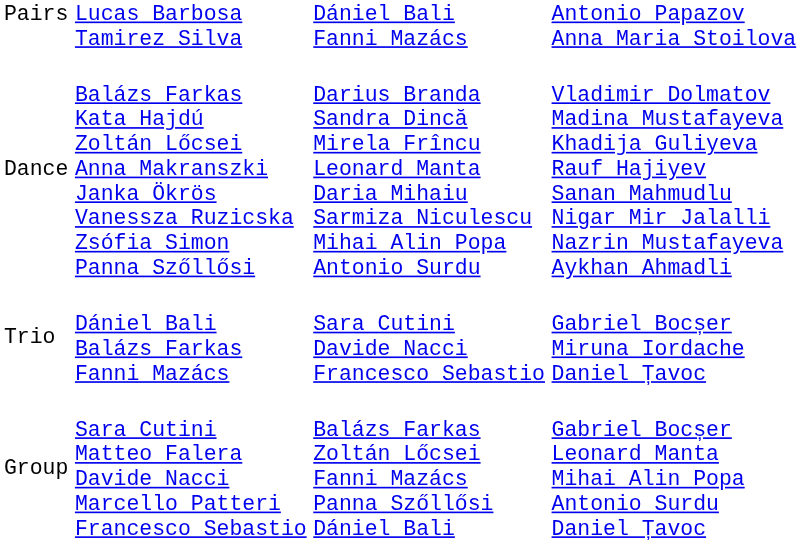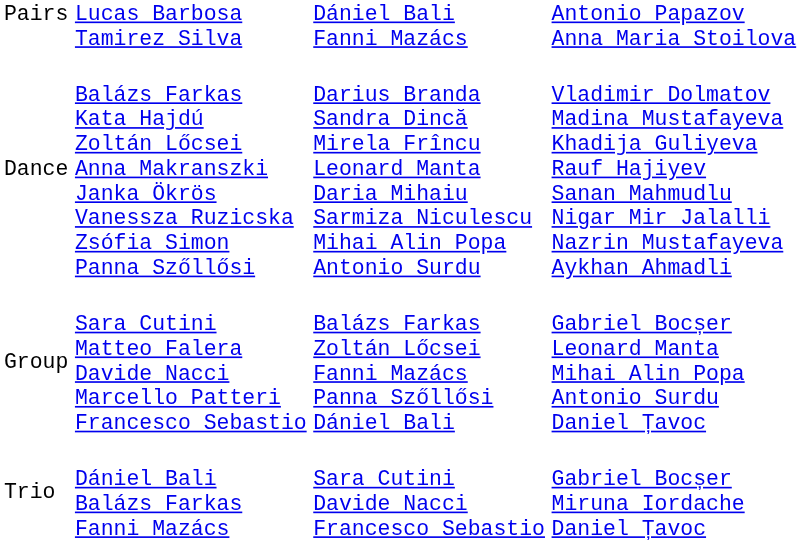rows swapped: (36, 467) <-> (30, 337)
